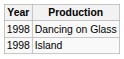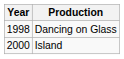(18, 45) 1998 -> (18, 45) 2000
